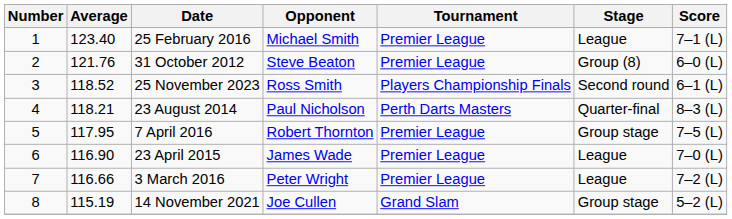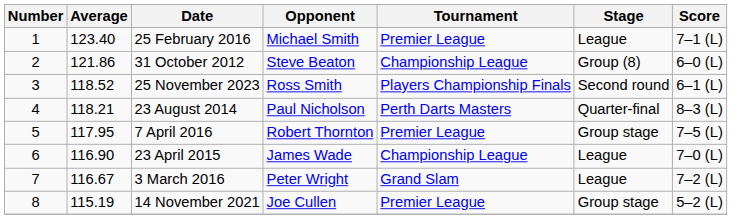(93, 62) 121.76 -> (93, 62) 121.86
(433, 62) Premier League -> (454, 62) Championship League
(433, 156) Premier League -> (454, 156) Championship League
(92, 179) 116.66 -> (92, 179) 116.67
(433, 179) Premier League -> (420, 179) Grand Slam
(420, 202) Grand Slam -> (433, 202) Premier League
